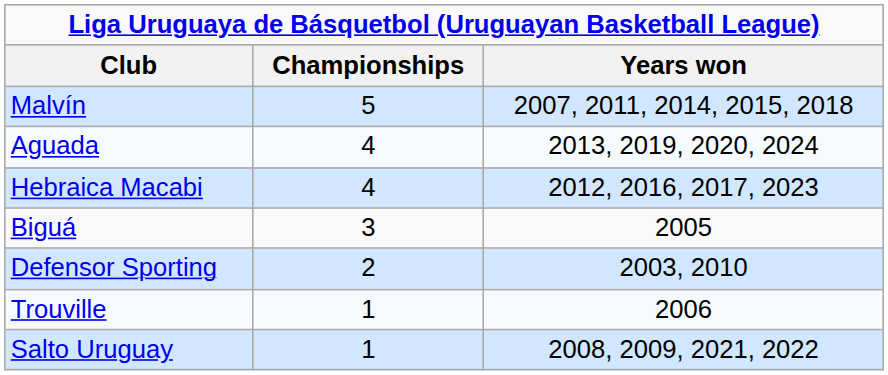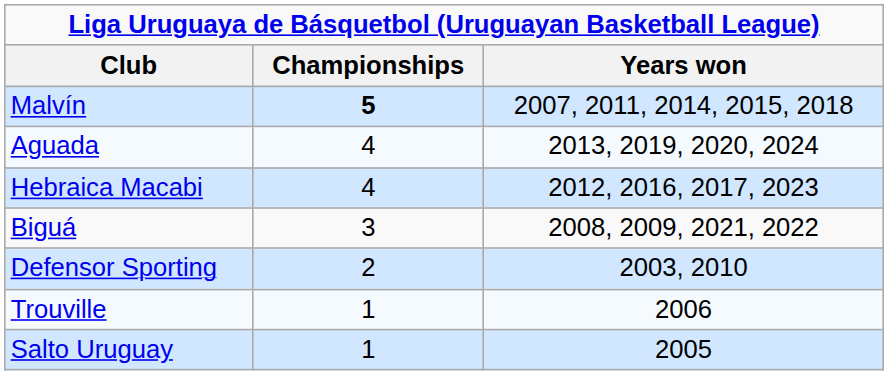(368, 106) normal -> (368, 106) bold
(684, 227) 2005 -> (684, 227) 2008, 2009, 2021, 2022
(684, 349) 2008, 2009, 2021, 2022 -> (684, 349) 2005
